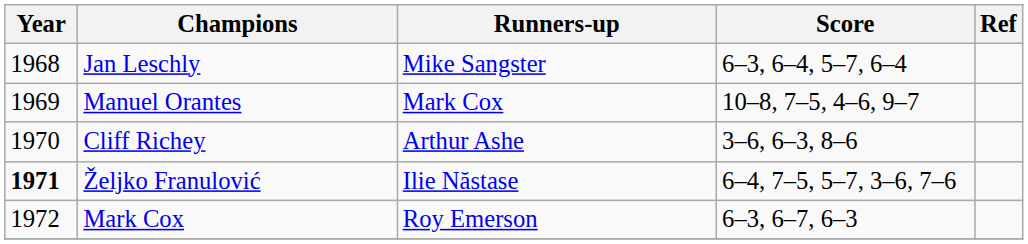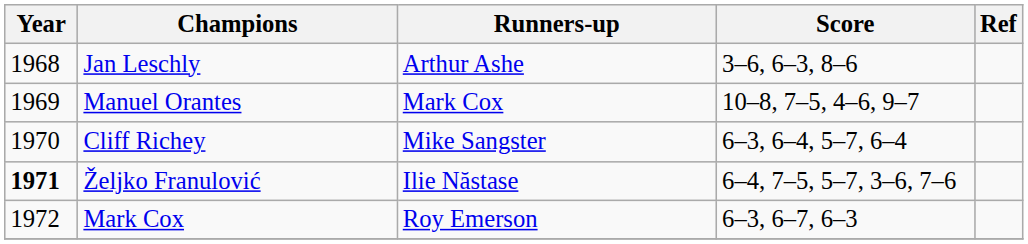(474, 63) Mike Sangster -> (463, 63) Arthur Ashe
(815, 63) 6–3, 6–4, 5–7, 6–4 -> (790, 63) 3–6, 6–3, 8–6
(463, 141) Arthur Ashe -> (474, 141) Mike Sangster
(790, 141) 3–6, 6–3, 8–6 -> (815, 141) 6–3, 6–4, 5–7, 6–4
